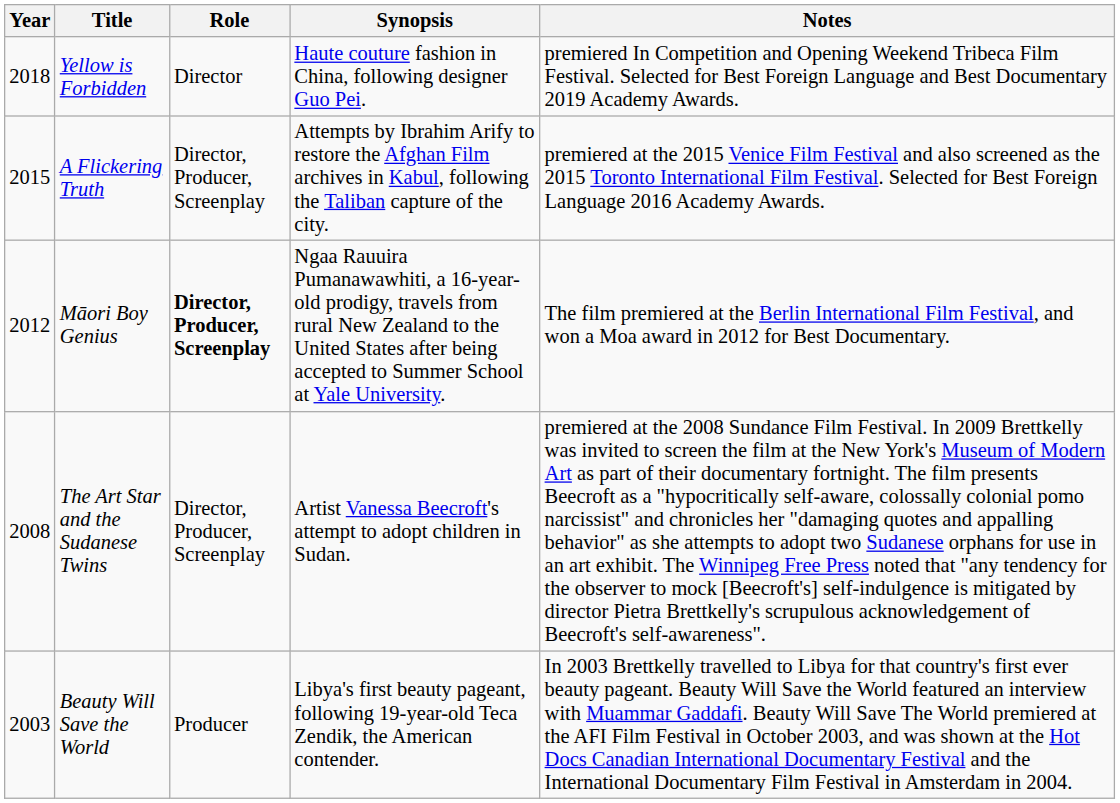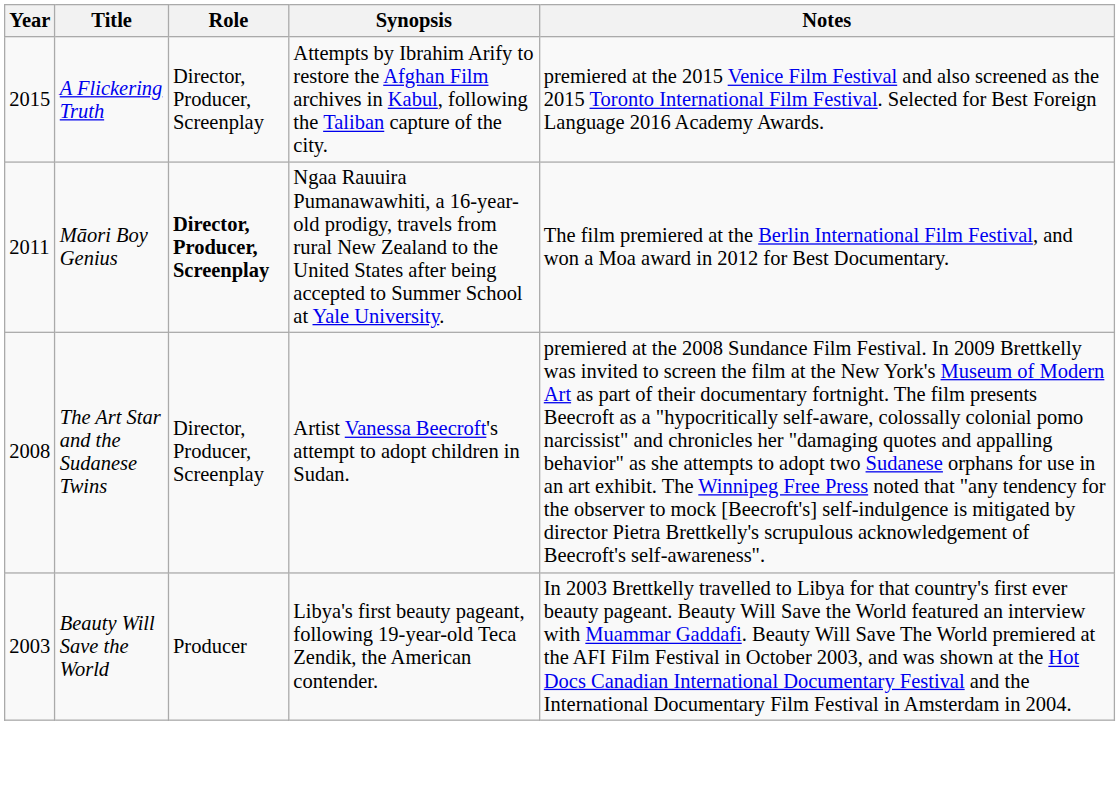- row: (103, 76)
(30, 325) 2012 -> (29, 246) 2011
